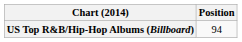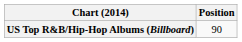(217, 29) 94 -> (217, 29) 90
